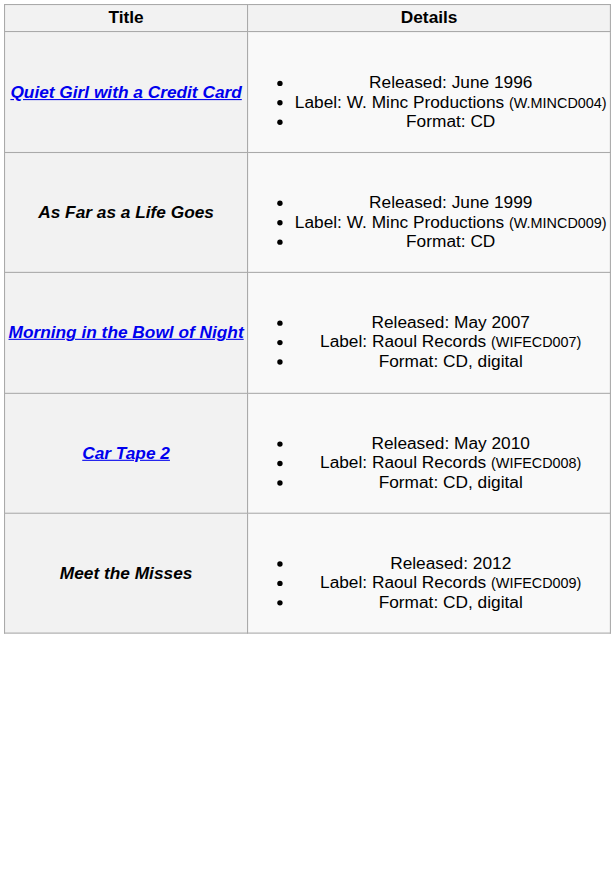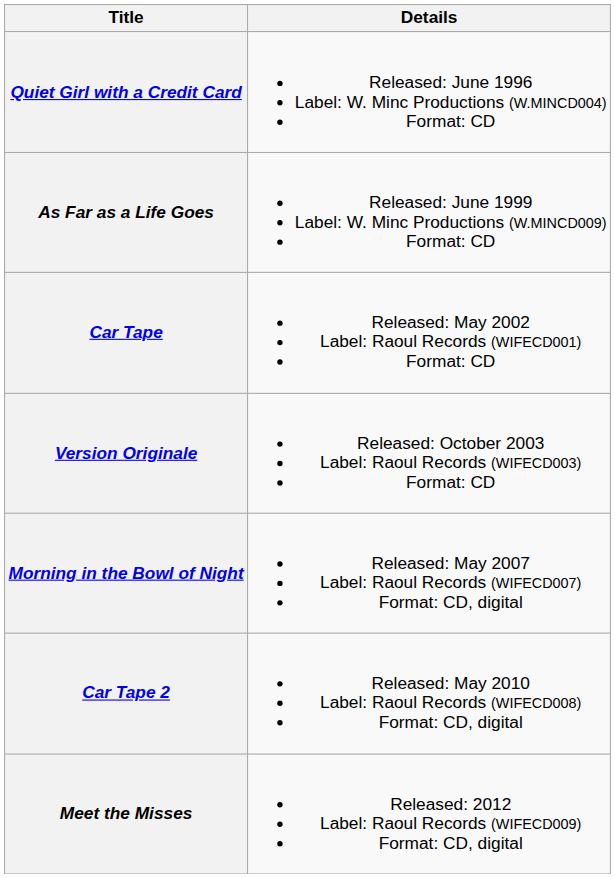+ row: (126, 332)
+ row: (126, 452)
